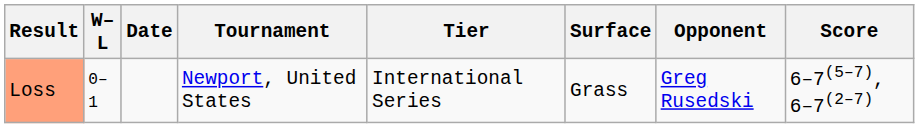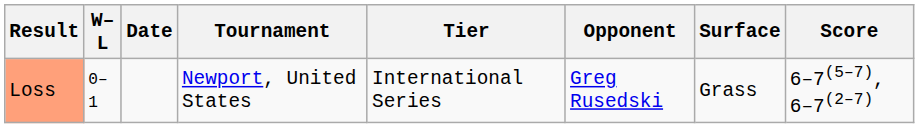columns swapped: (611, 32) <-> (721, 32)
